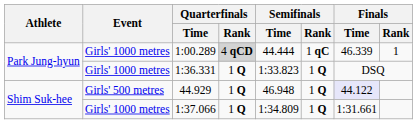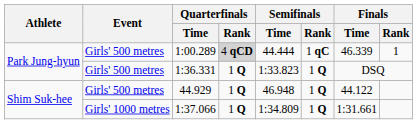(127, 52) Girls' 1000 metres -> (125, 52) Girls' 500 metres
(127, 71) Girls' 1000 metres -> (125, 71) Girls' 500 metres
(357, 90) lavender background -> (357, 90) no background
